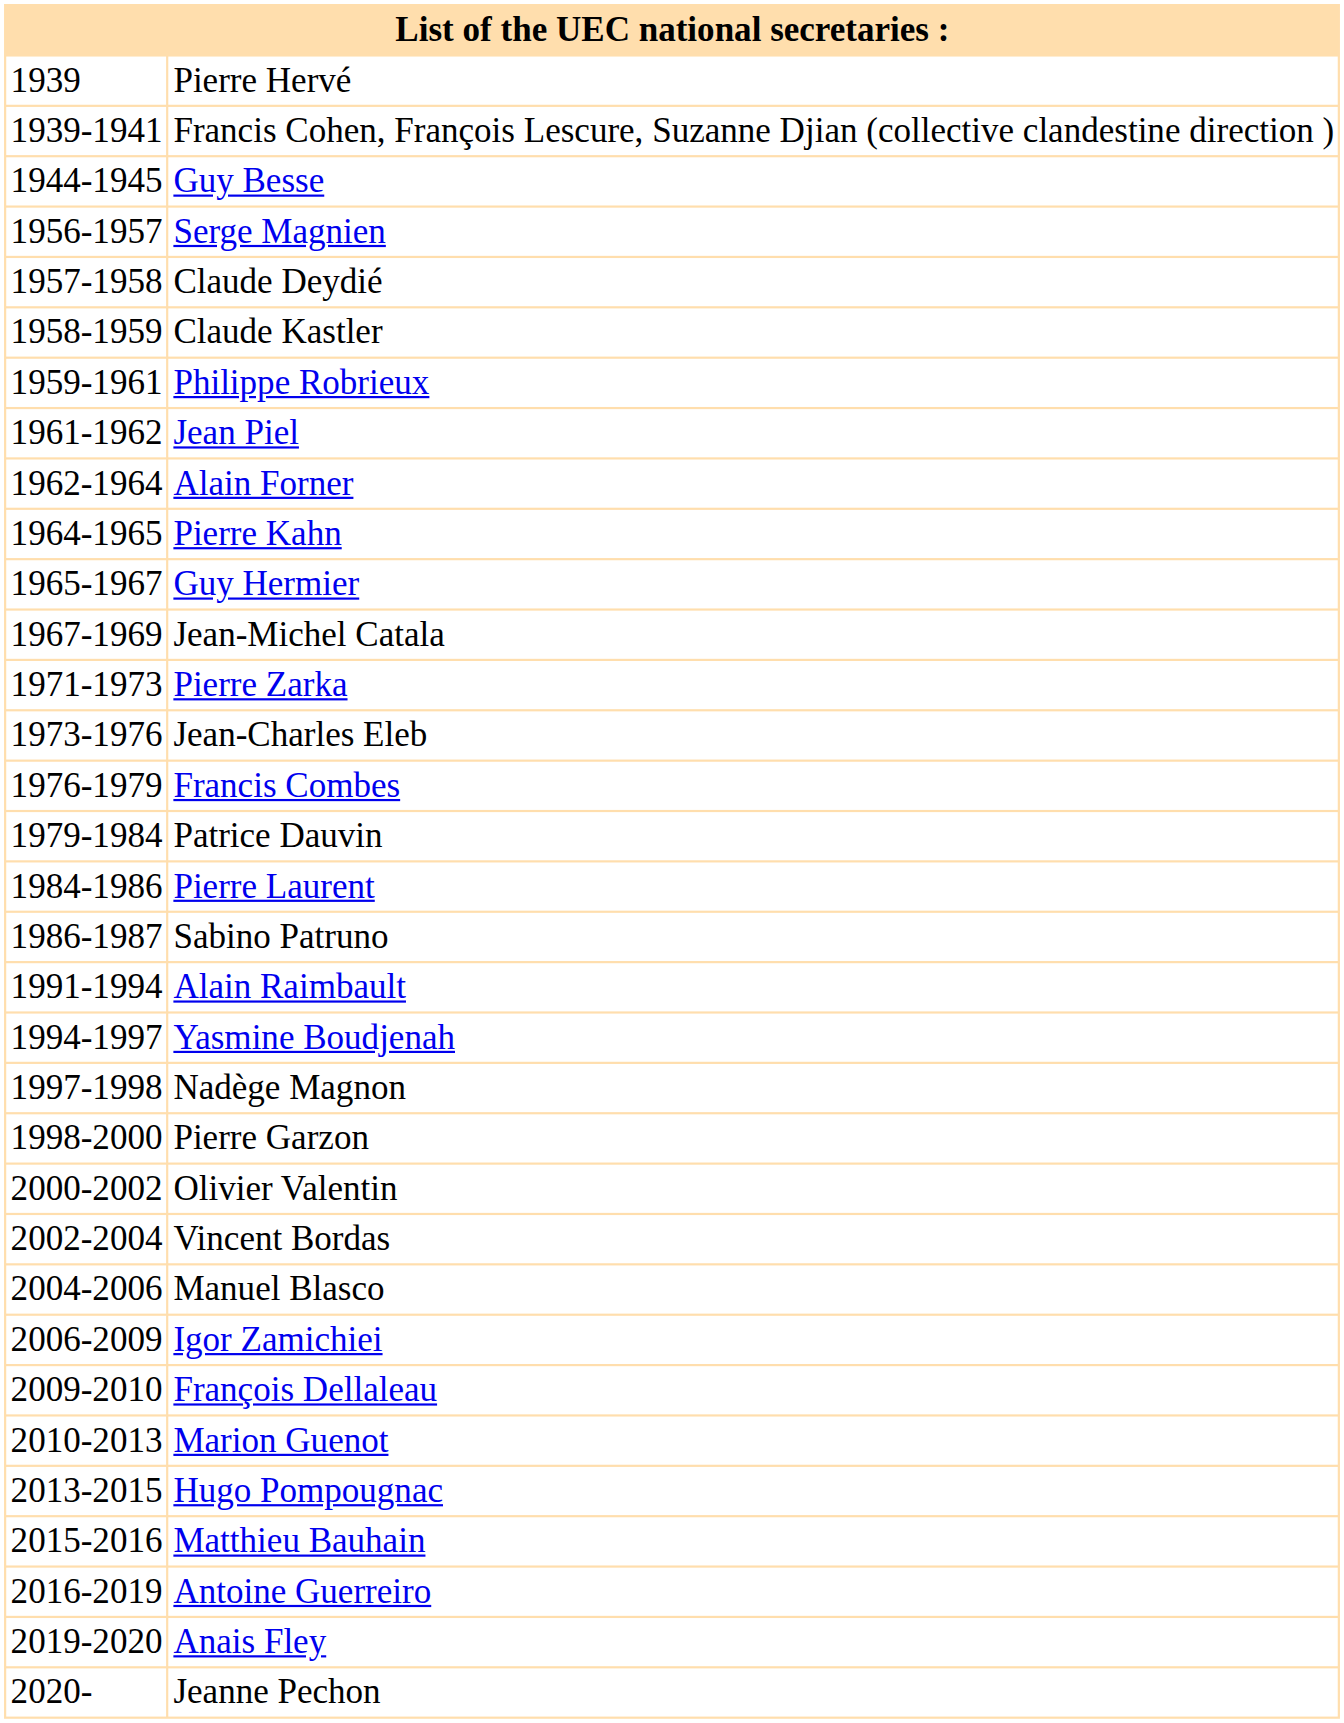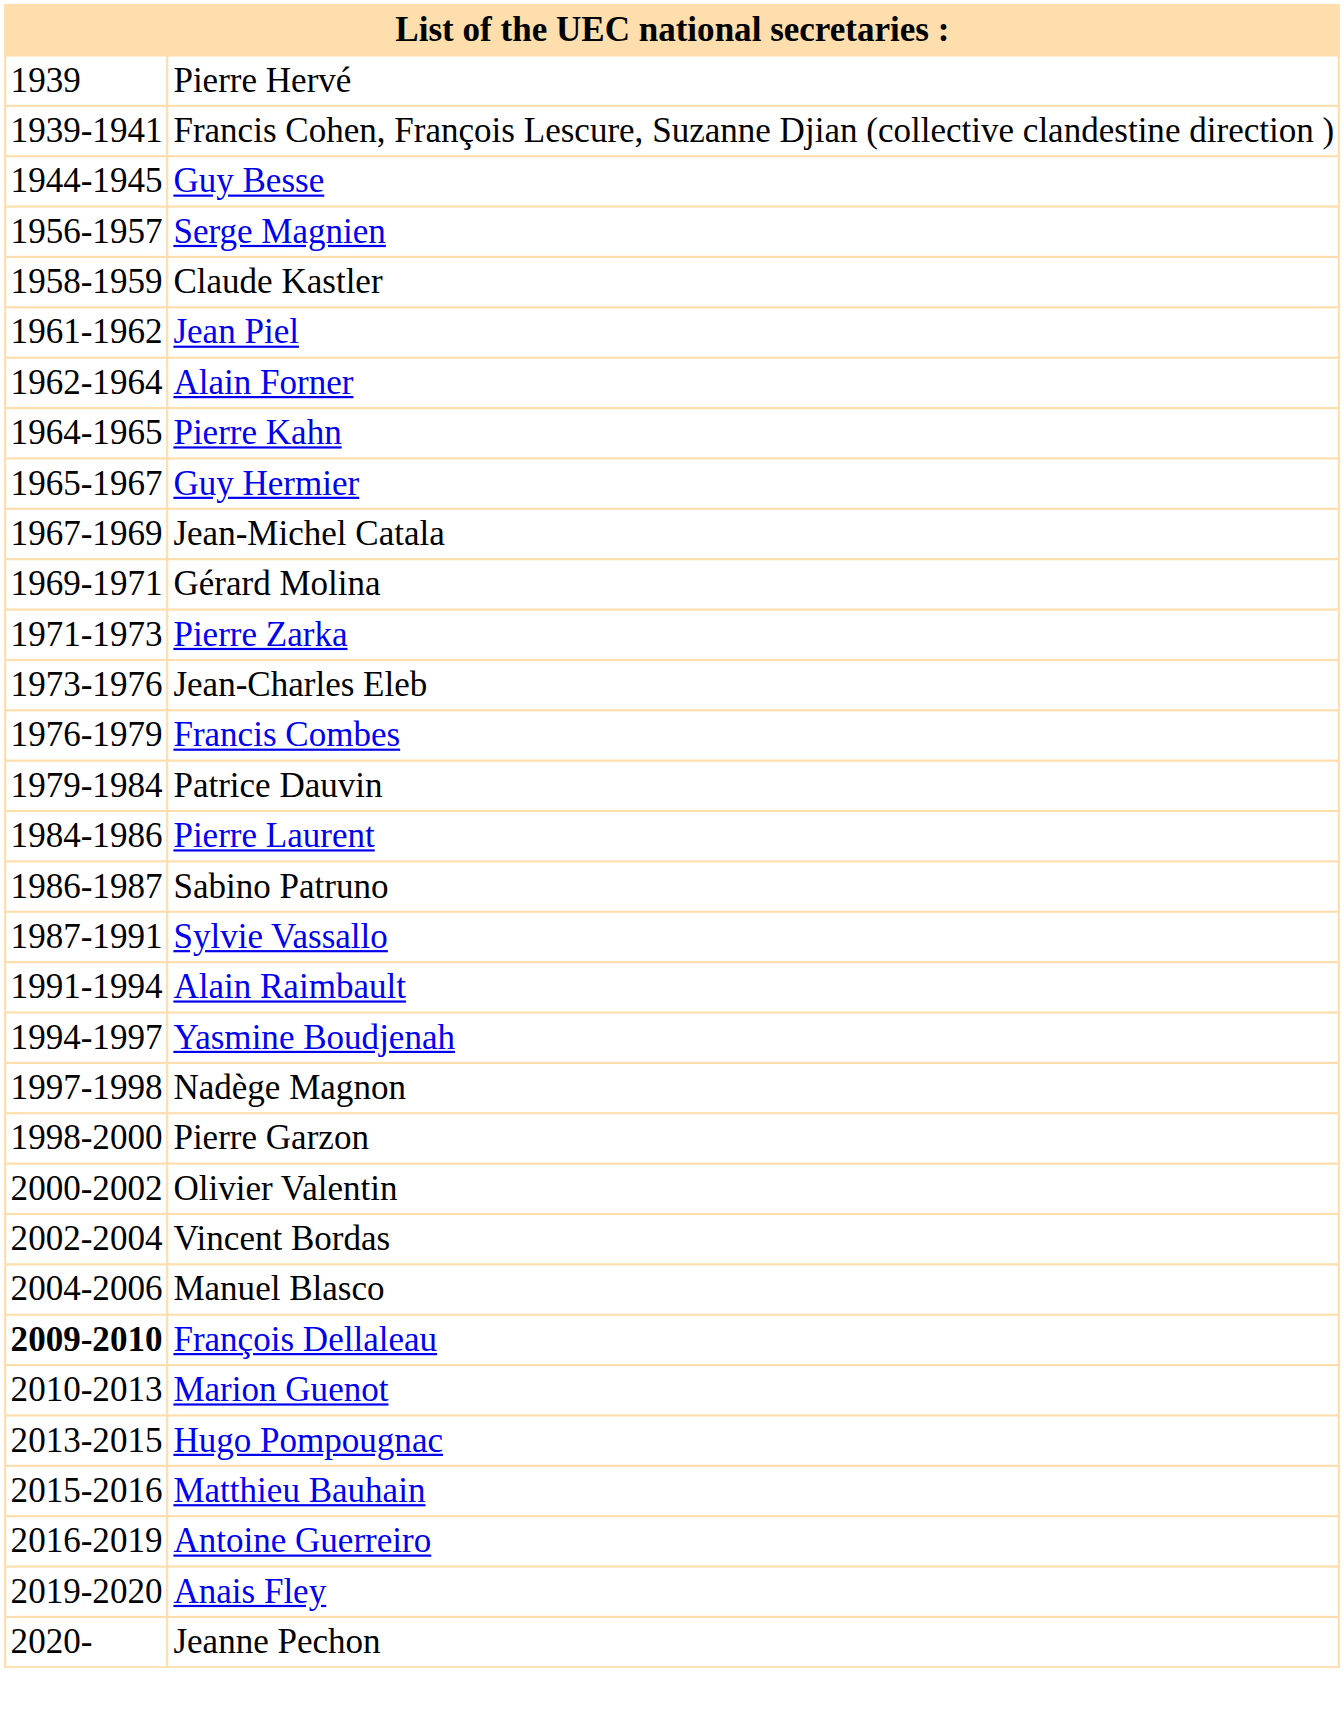- row: (278, 281)
- row: (301, 382)
+ row: (277, 583)
+ row: (281, 936)
- row: (278, 1339)
(87, 1389) normal -> (87, 1339) bold
